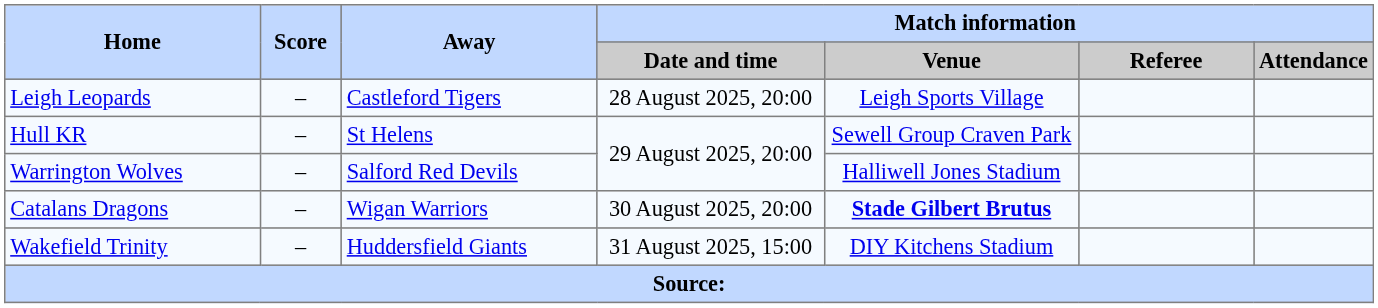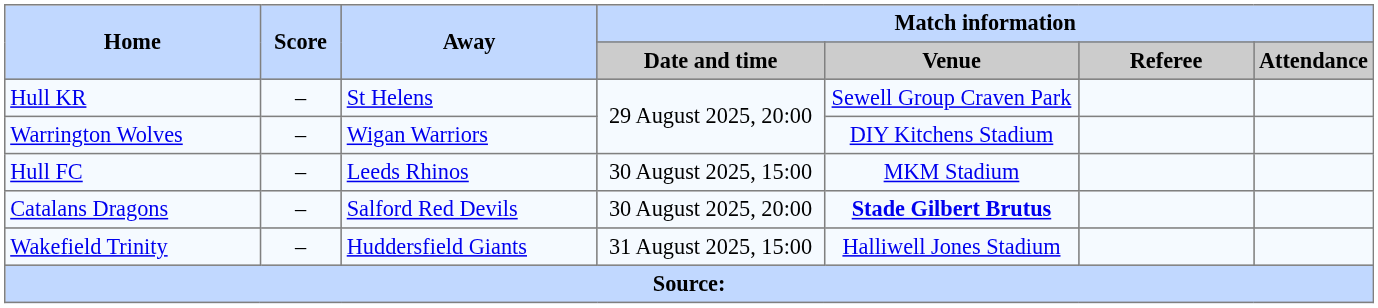- row: (81, 97)
(432, 171) Salford Red Devils -> (417, 134) Wigan Warriors
(951, 171) Halliwell Jones Stadium -> (951, 134) DIY Kitchens Stadium
+ row: (46, 171)
(417, 209) Wigan Warriors -> (432, 209) Salford Red Devils
(951, 246) DIY Kitchens Stadium -> (951, 246) Halliwell Jones Stadium
